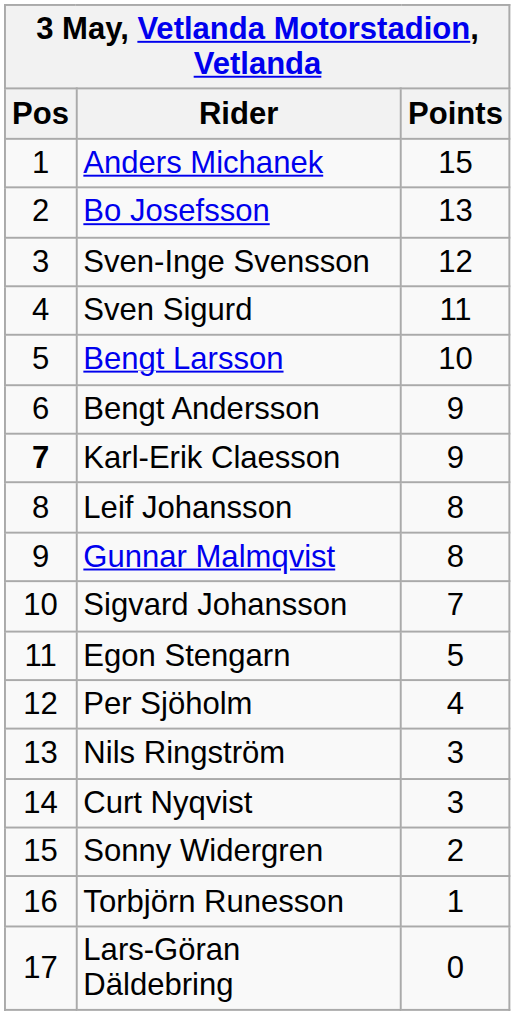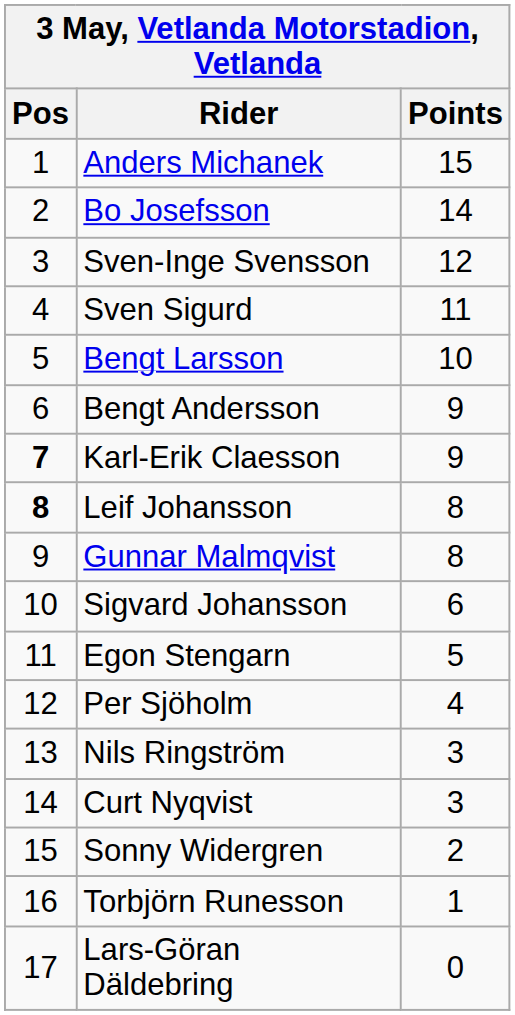(455, 211) 13 -> (455, 211) 14
(41, 507) normal -> (41, 507) bold
(455, 605) 7 -> (455, 605) 6
